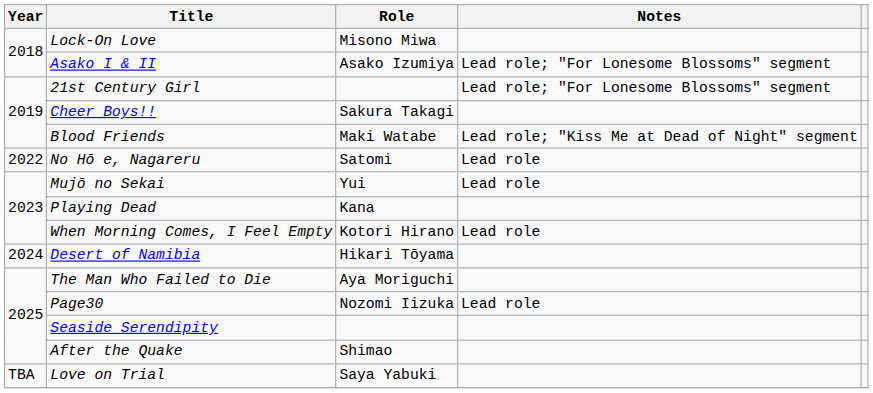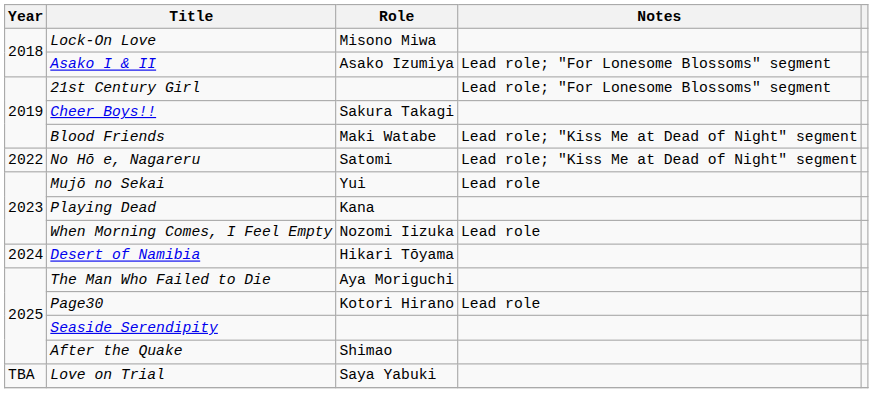(501, 160) Lead role -> (659, 160) Lead role; "Kiss Me at Dead of Night" segment
(397, 232) Kotori Hirano -> (397, 232) Nozomi Iizuka
(397, 304) Nozomi Iizuka -> (397, 304) Kotori Hirano
